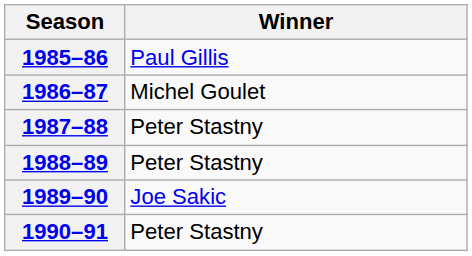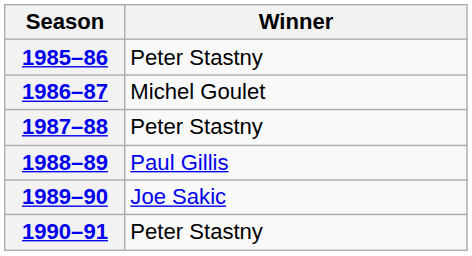(179, 57) Paul Gillis -> (197, 57) Peter Stastny
(197, 162) Peter Stastny -> (179, 162) Paul Gillis
